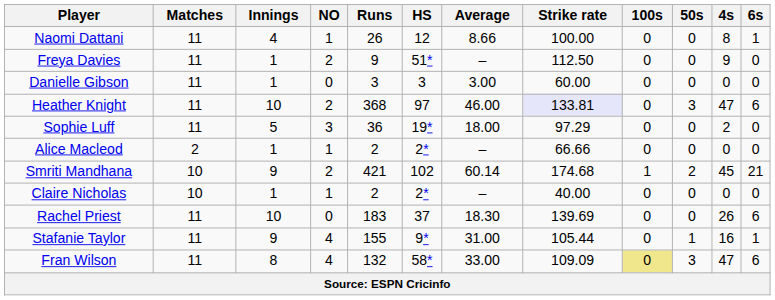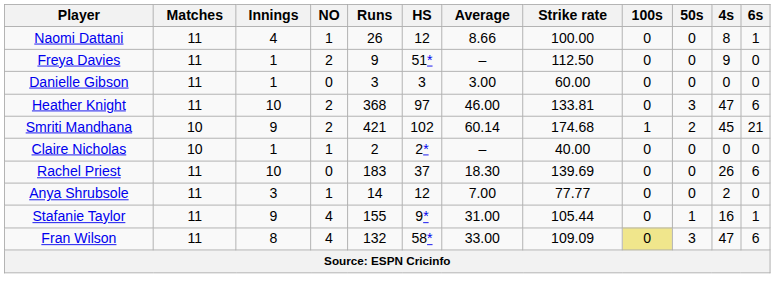(573, 104) lavender background -> (573, 104) no background
- row: (79, 127)
- row: (79, 149)
+ row: (79, 194)
